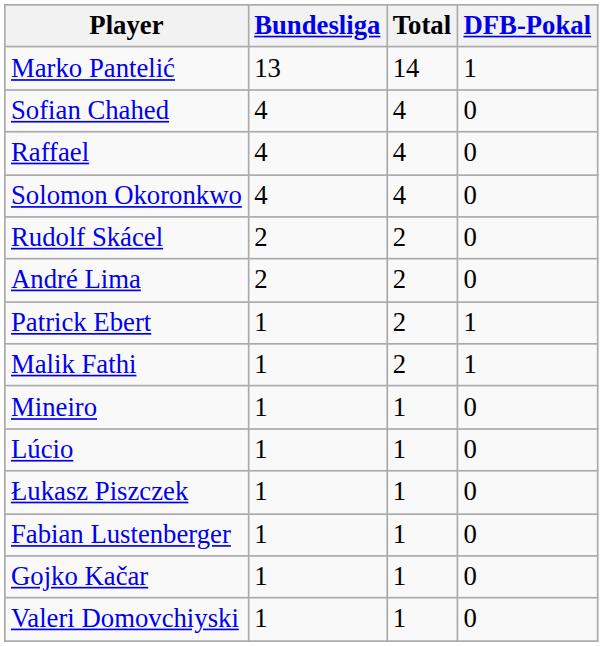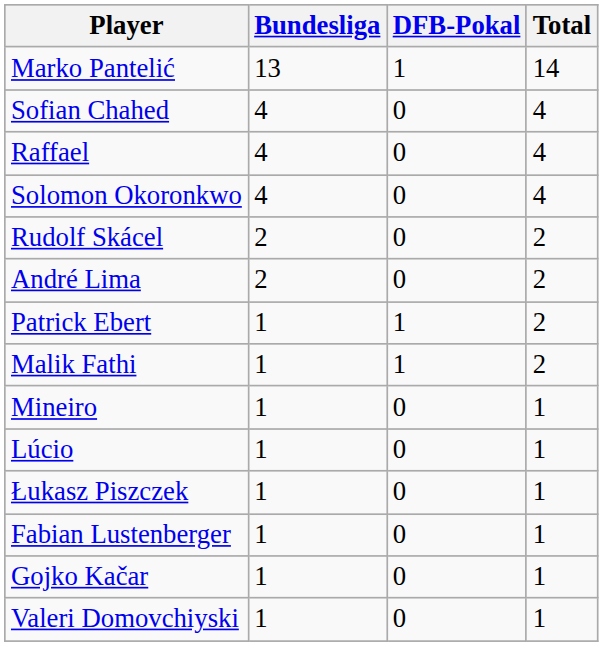columns swapped: (527, 25) <-> (422, 25)
